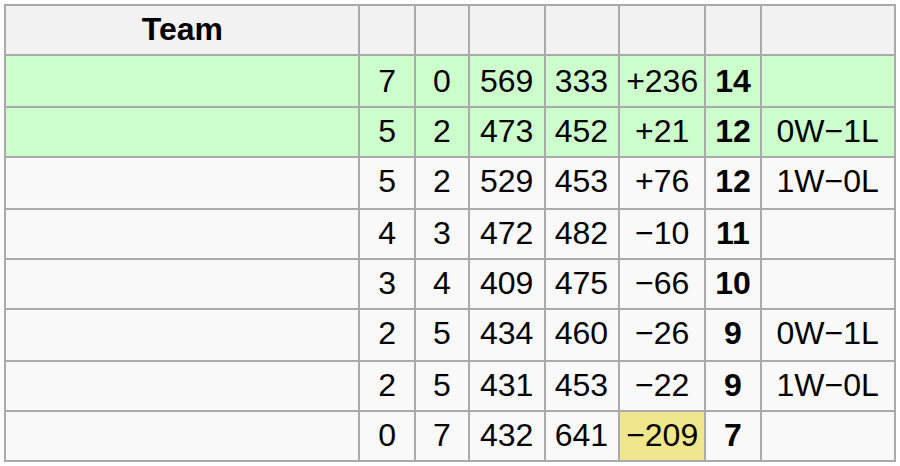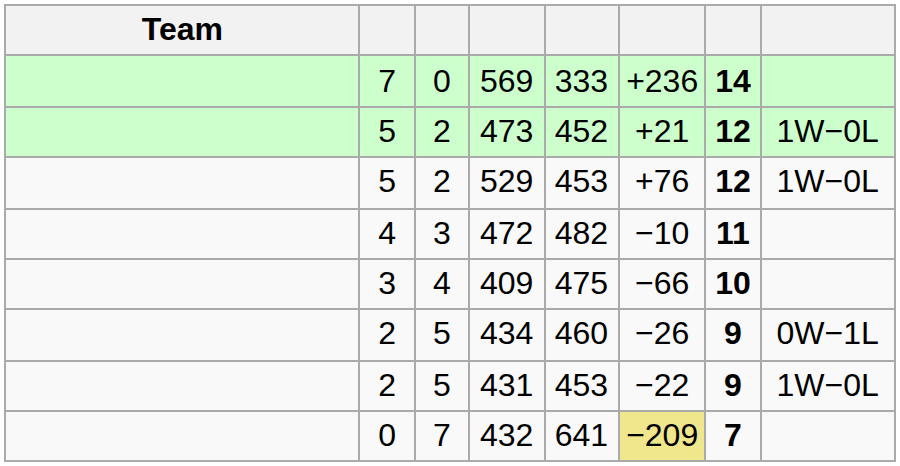(828, 131) 0W−1L -> (828, 131) 1W−0L
